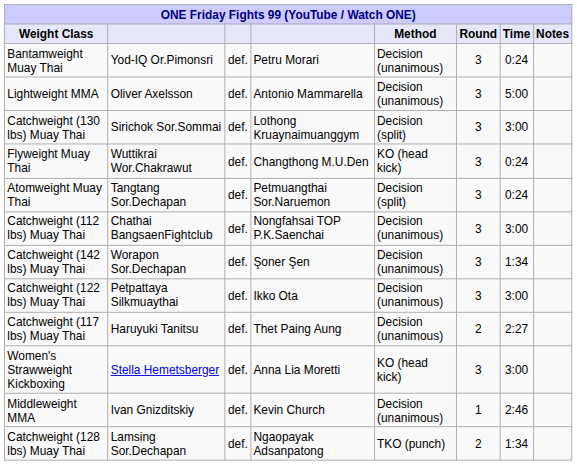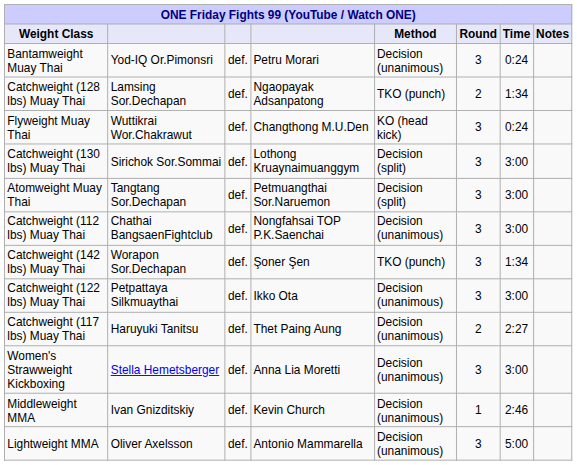rows swapped: (54, 443) <-> (53, 94)
rows swapped: (54, 127) <-> (49, 161)
(517, 195) 0:24 -> (517, 195) 3:00
(410, 262) Decision (unanimous) -> (411, 262) TKO (punch)
(402, 369) KO (head kick) -> (410, 369) Decision (unanimous)
